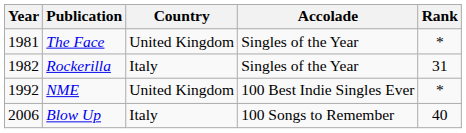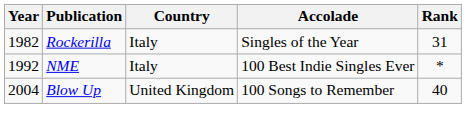- row: (75, 41)
(182, 90) United Kingdom -> (144, 66) Italy
(24, 115) 2006 -> (24, 90) 2004
(144, 115) Italy -> (182, 90) United Kingdom
